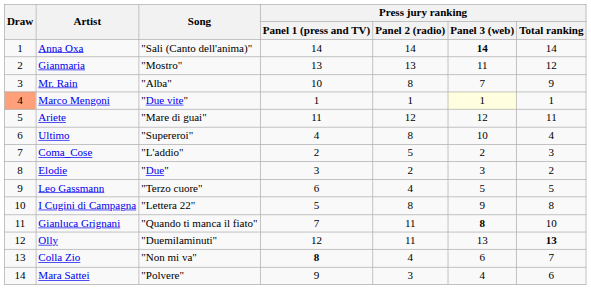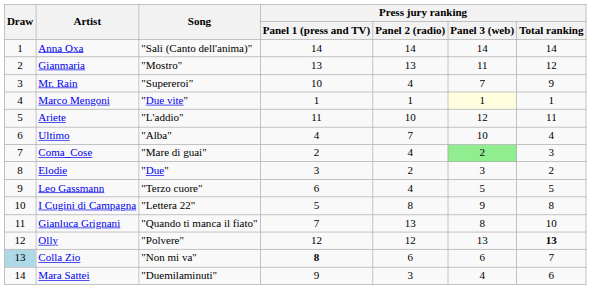(482, 48) bold -> (482, 48) normal
(156, 83) "Alba" -> (167, 83) "Supereroi"
(410, 83) 8 -> (410, 83) 4
(20, 100) lightsalmon background -> (20, 100) no background
(174, 118) "Mare di guai" -> (162, 118) "L'addio"
(410, 118) 12 -> (410, 118) 10
(167, 135) "Supereroi" -> (156, 135) "Alba"
(410, 135) 8 -> (410, 135) 7
(162, 153) "L'addio" -> (174, 153) "Mare di guai"
(410, 153) 5 -> (410, 153) 4
(482, 153) no background -> (482, 153) lightgreen background
(410, 223) 11 -> (410, 223) 13
(482, 223) bold -> (482, 223) normal
(179, 240) "Duemilaminuti" -> (163, 240) "Polvere"
(410, 240) 11 -> (410, 240) 12
(20, 258) no background -> (20, 258) lightblue background
(410, 258) 4 -> (410, 258) 6
(163, 275) "Polvere" -> (179, 275) "Duemilaminuti"
